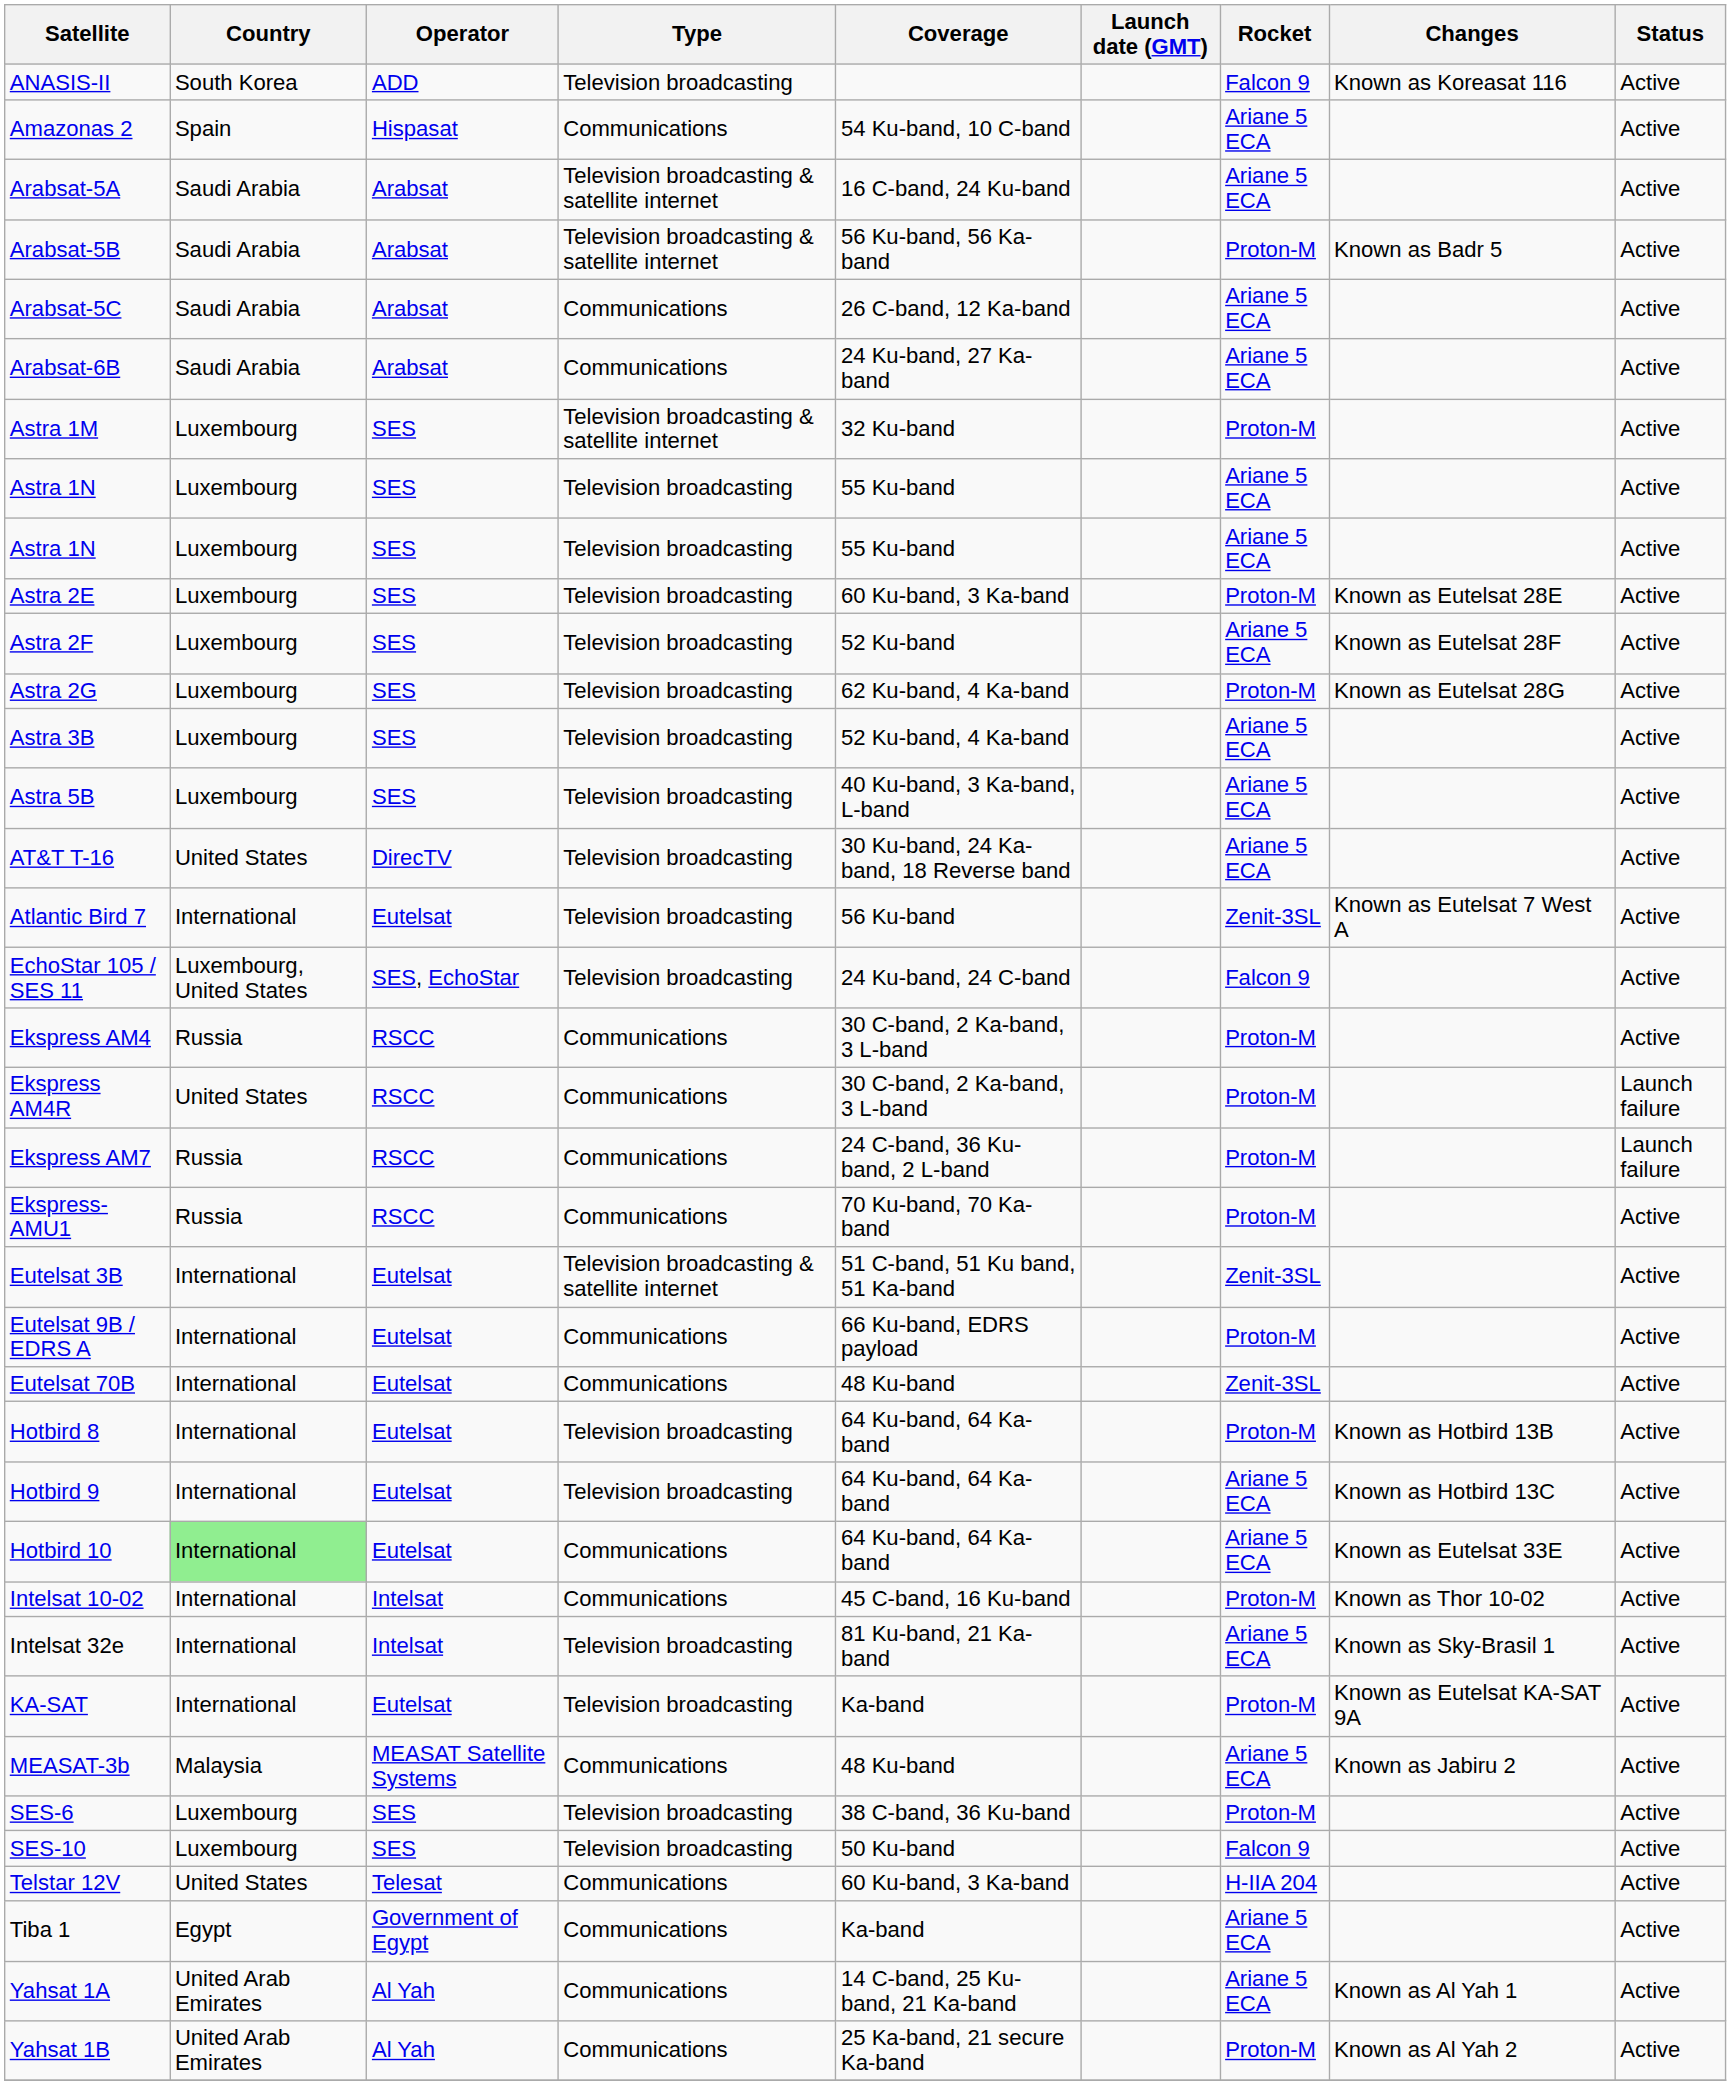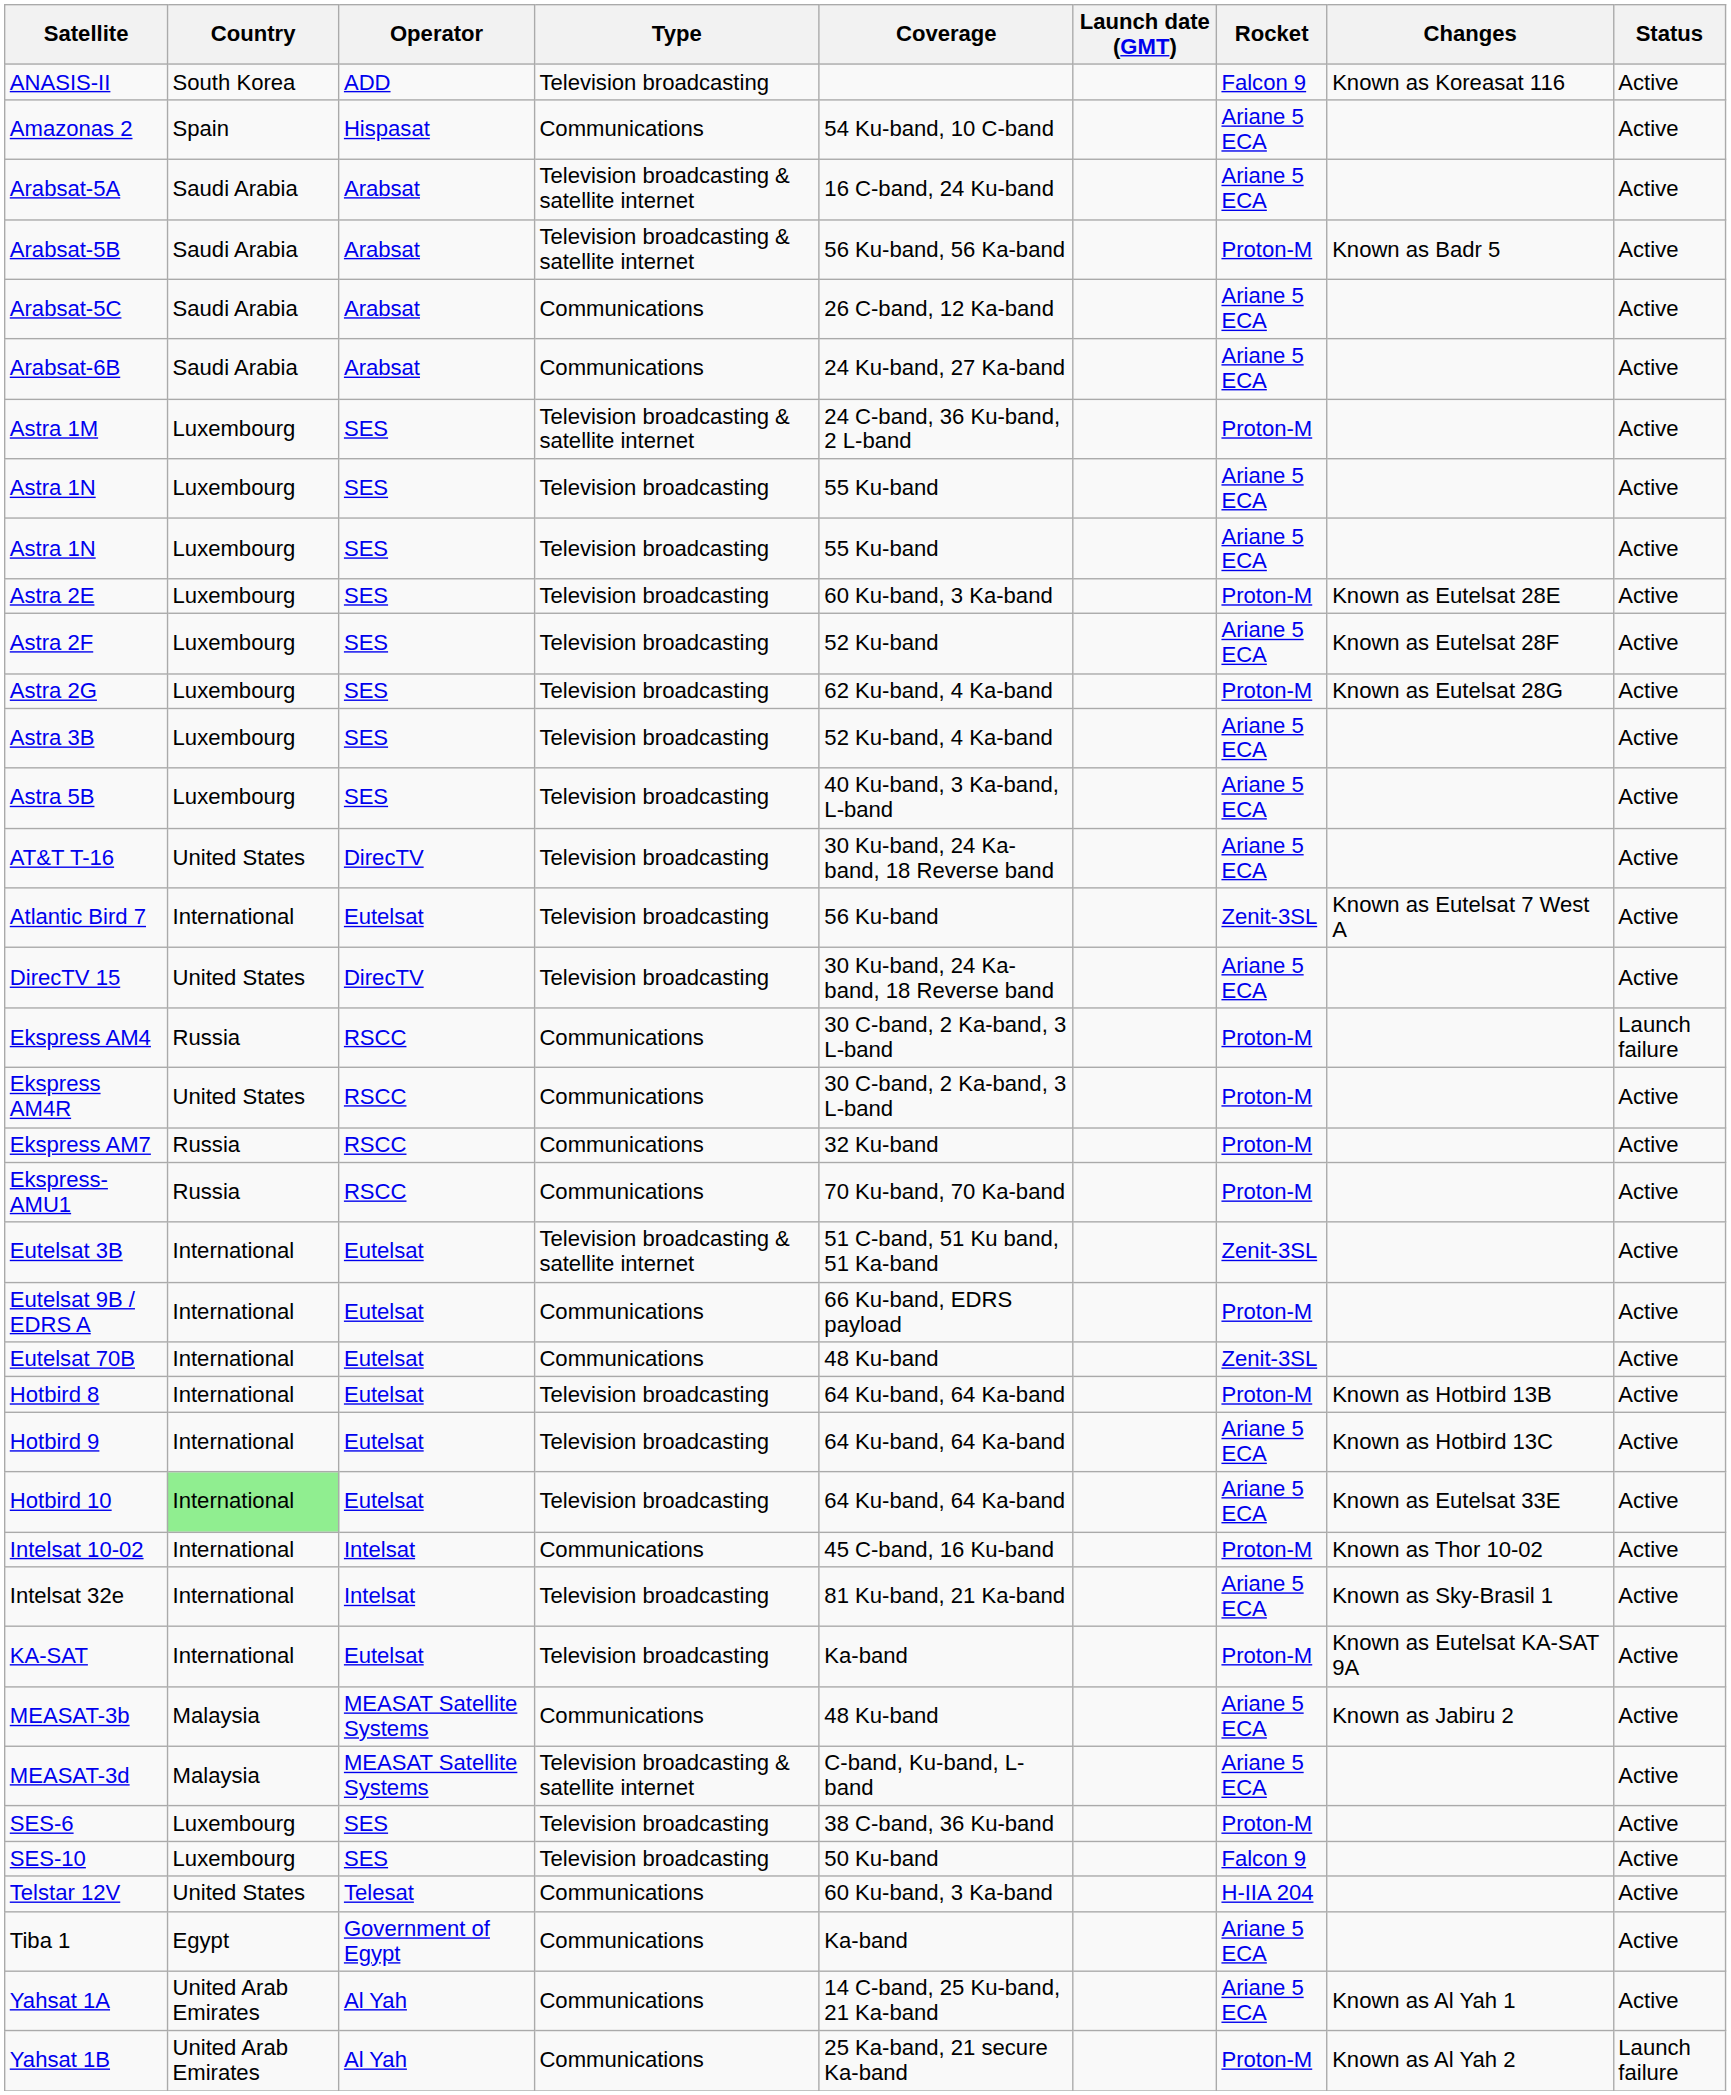(898, 428) 32 Ku-band -> (942, 428) 24 C-band, 36 Ku-band, 2 L-band
+ row: (65, 977)
- row: (83, 977)
(1650, 1037) Active -> (1655, 1037) Launch failure
(1656, 1097) Launch failure -> (1648, 1097) Active
(931, 1157) 24 C-band, 36 Ku-band, 2 L-band -> (881, 1144) 32 Ku-band
(1656, 1157) Launch failure -> (1648, 1144) Active
(645, 1551) Communications -> (654, 1501) Television broadcasting
+ row: (70, 1775)
(1650, 2050) Active -> (1655, 2060) Launch failure
